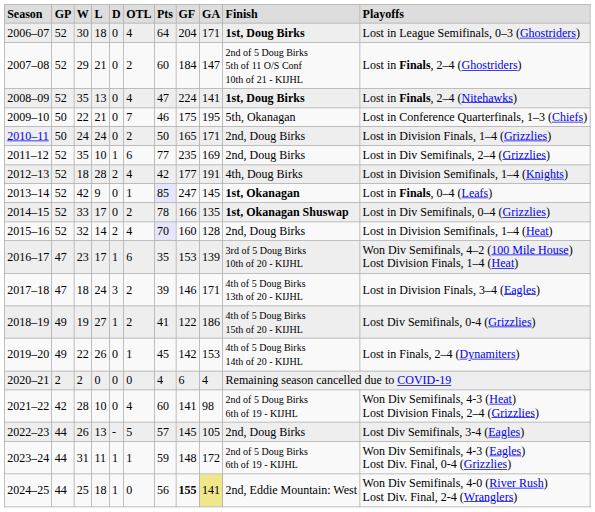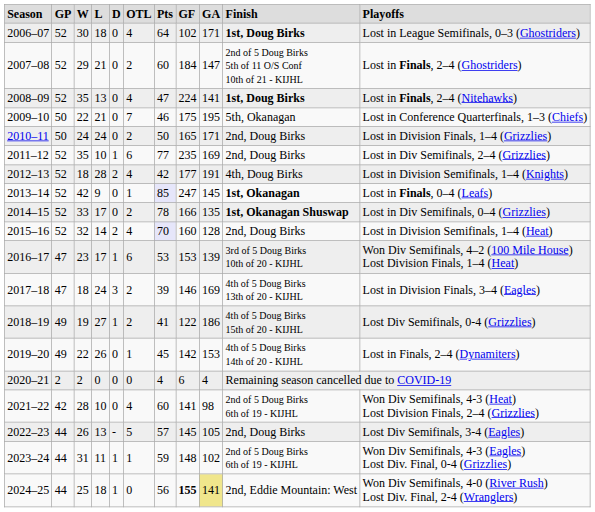(188, 33) 204 -> (188, 33) 102
(163, 257) 35 -> (163, 257) 53
(211, 289) 171 -> (211, 289) 169
(211, 457) 172 -> (211, 457) 102
